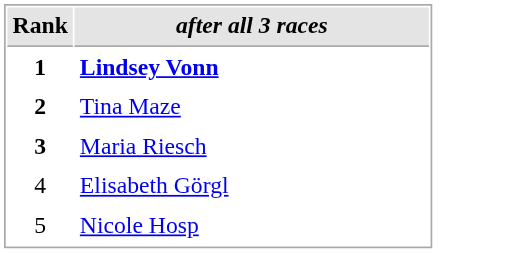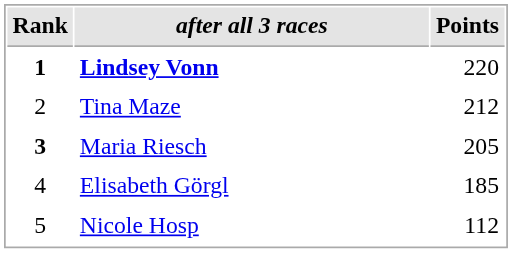+ column: (467, 26)
(40, 106) bold -> (40, 106) normal
